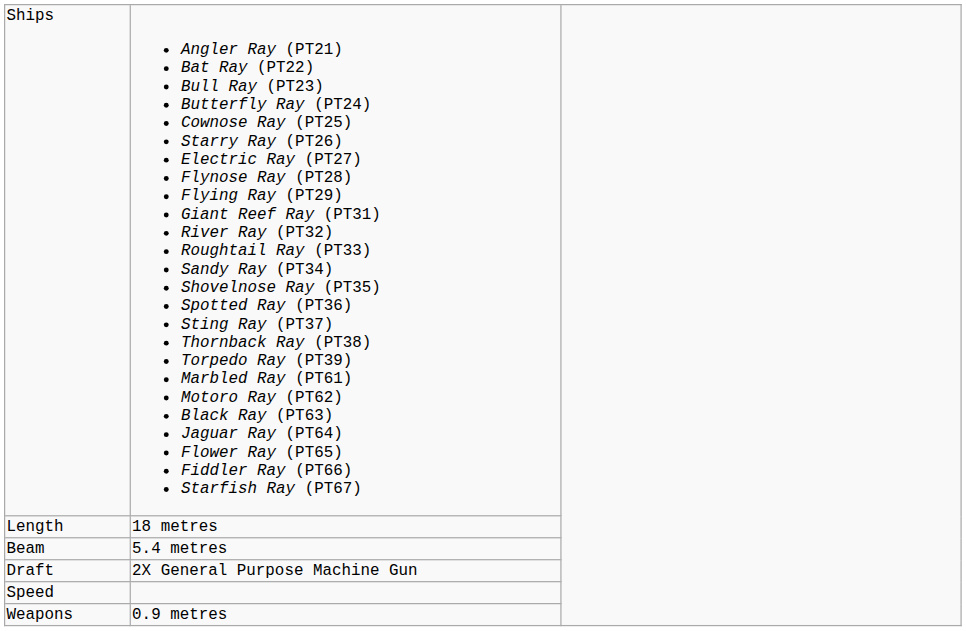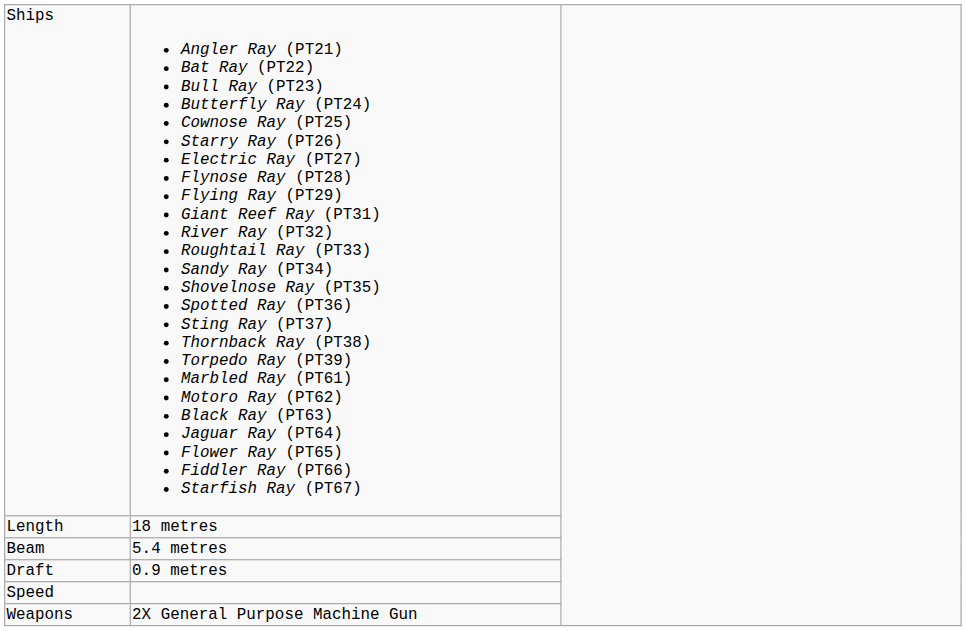(275, 571) 2X General Purpose Machine Gun -> (180, 571) 0.9 metres
(180, 615) 0.9 metres -> (275, 615) 2X General Purpose Machine Gun
